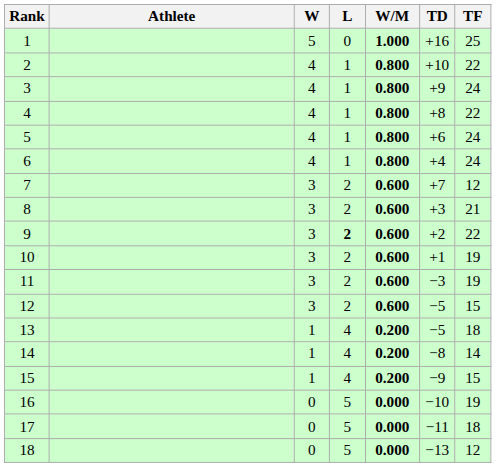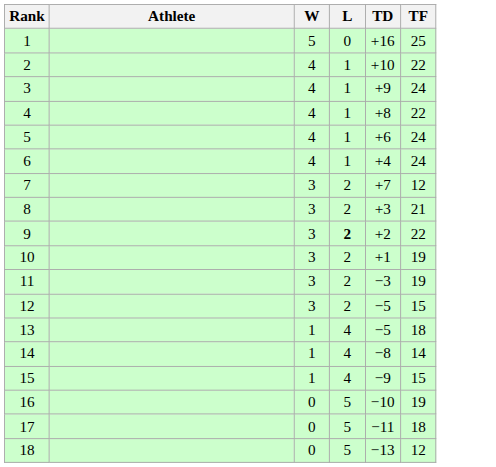- column: (392, 16)
